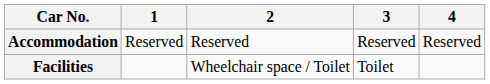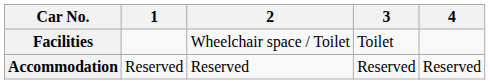rows swapped: (63, 41) <-> (63, 66)
